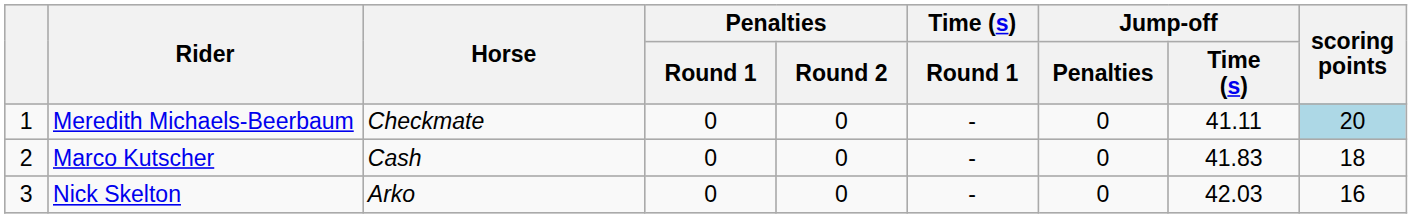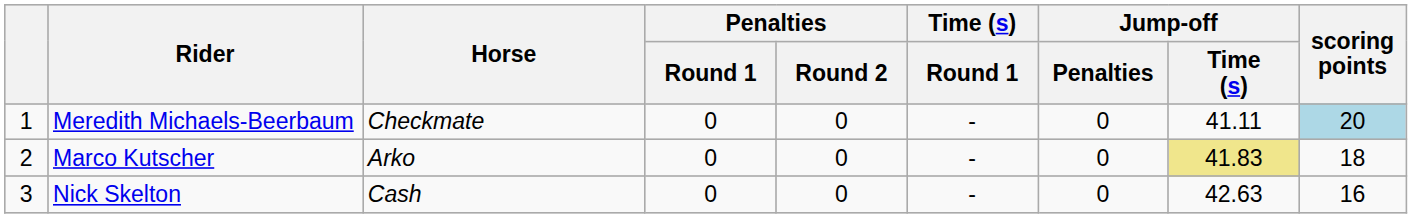(395, 158) Cash -> (391, 158) Arko
(1234, 158) no background -> (1234, 158) khaki background
(391, 195) Arko -> (395, 195) Cash
(1234, 195) 42.03 -> (1234, 195) 42.63
